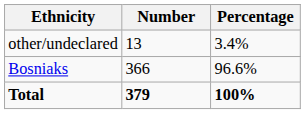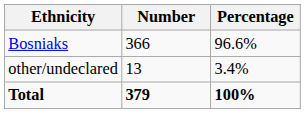rows swapped: (38, 69) <-> (63, 43)
